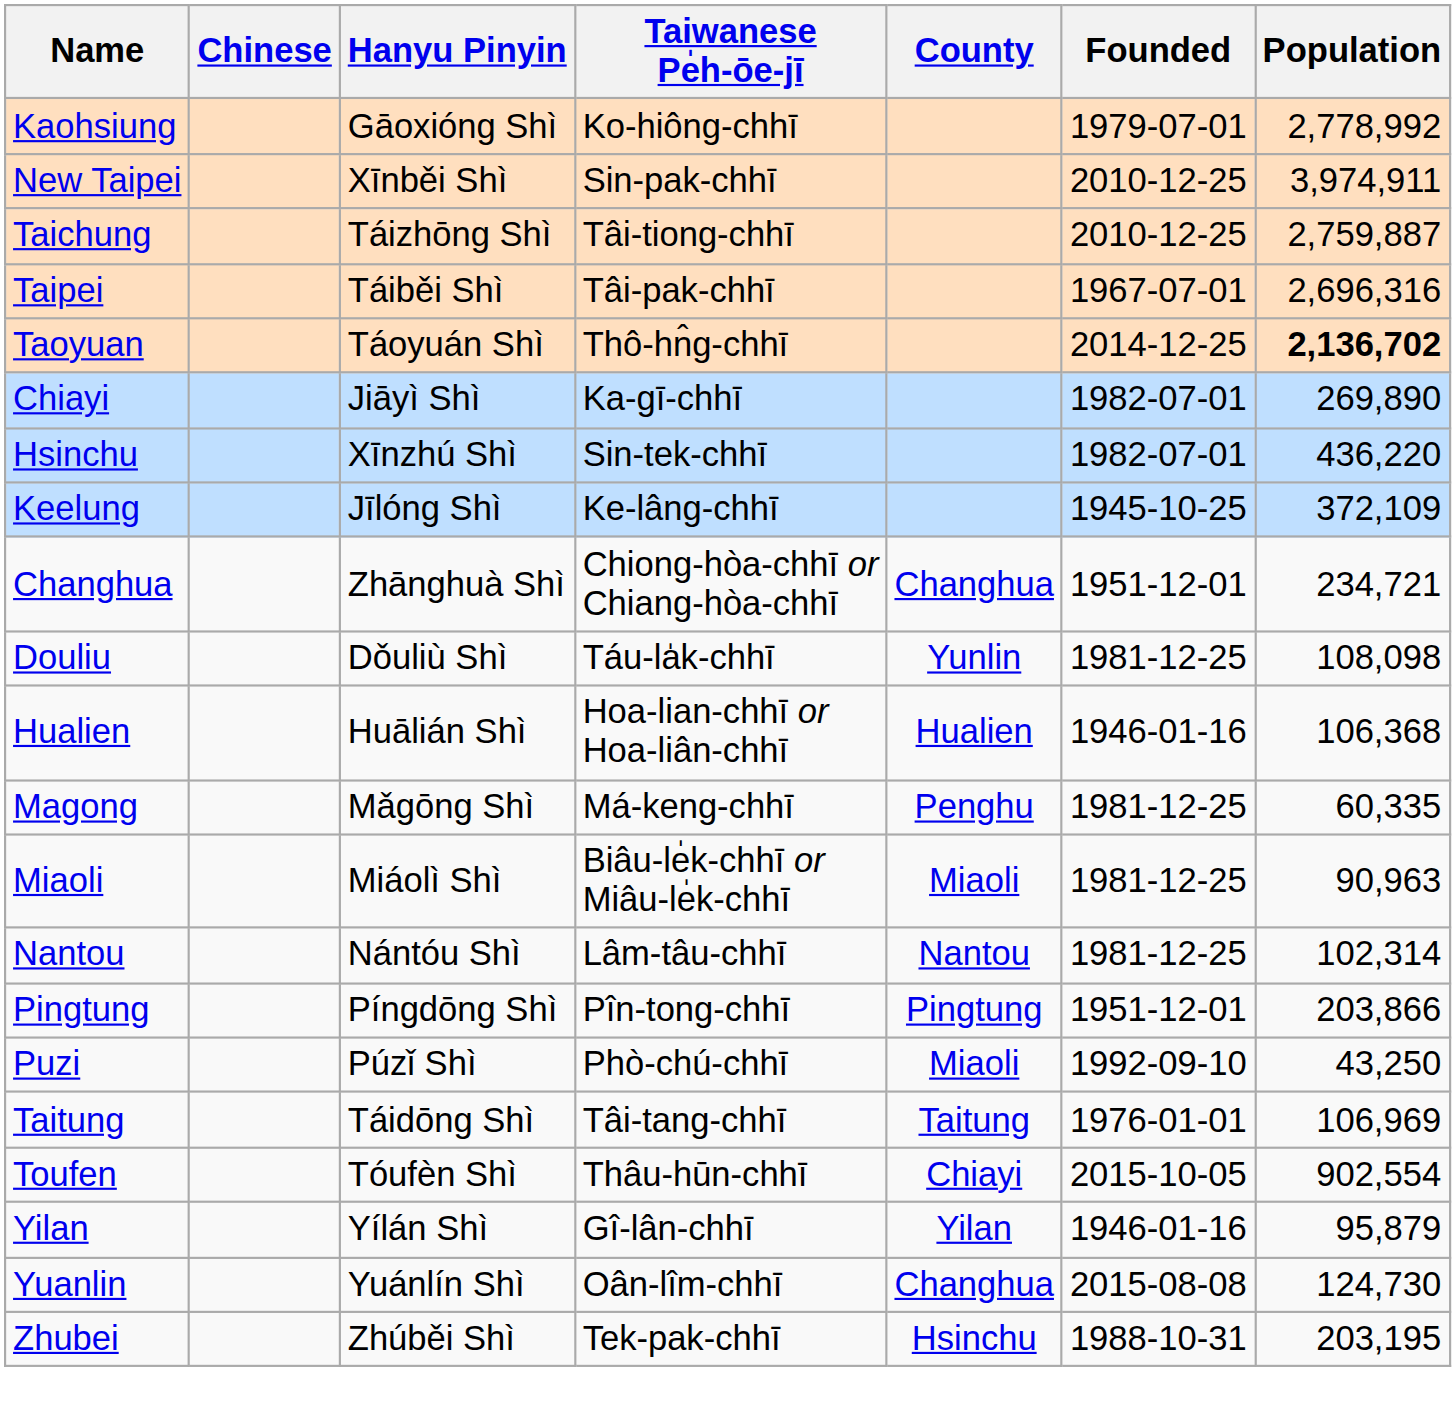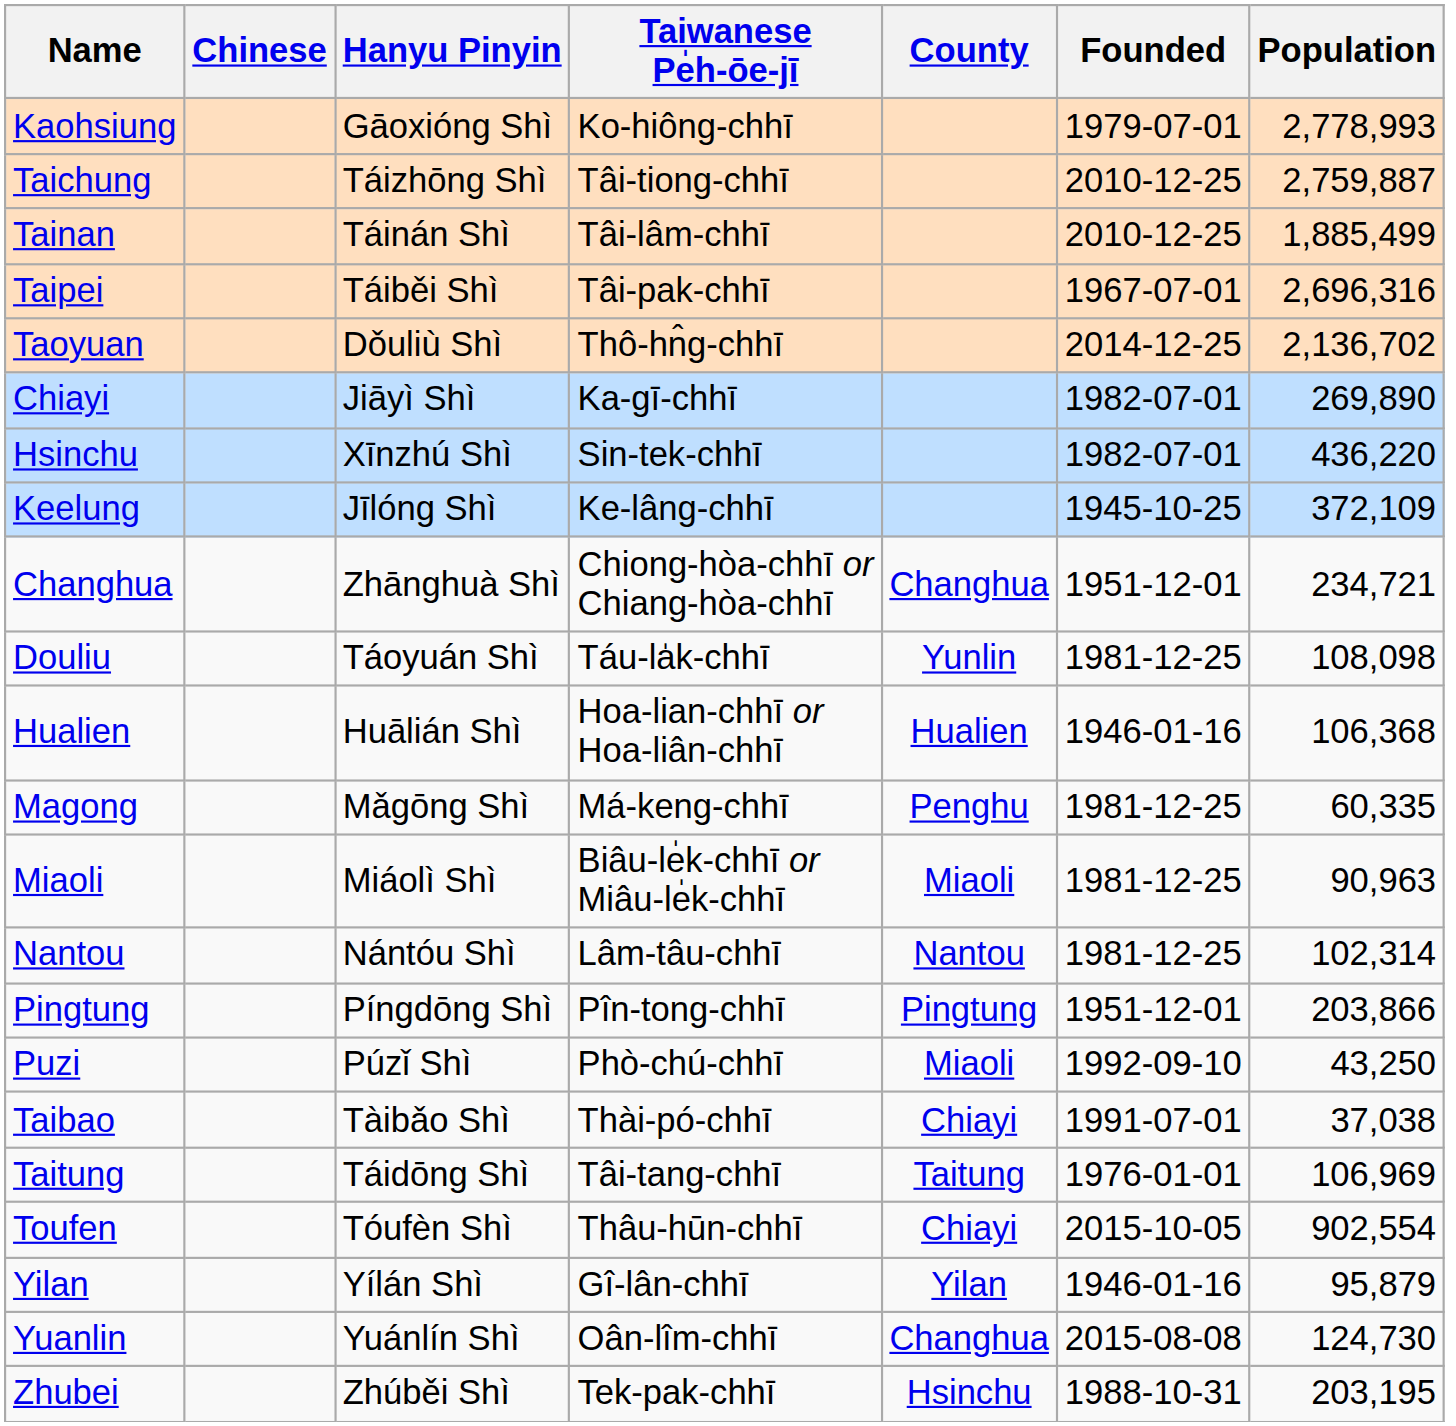(1364, 125) 2,778,992 -> (1359, 125) 2,778,993
- row: (97, 180)
+ row: (64, 235)
(446, 344) Táoyuán Shì -> (422, 344) Dǒuliù Shì
(1364, 344) bold -> (1359, 344) normal
(428, 657) Dǒuliù Shì -> (441, 657) Táoyuán Shì
+ row: (64, 1119)
